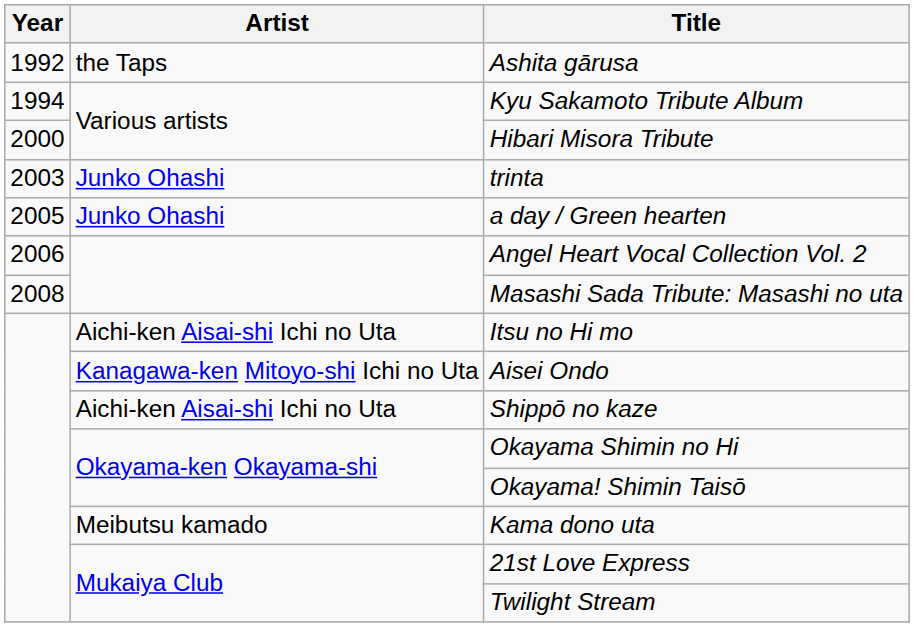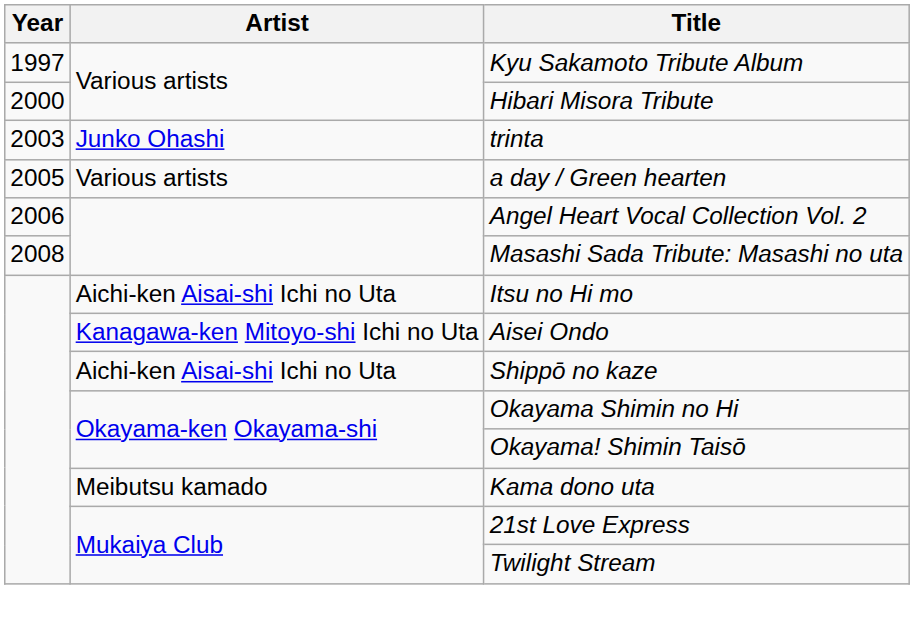- row: (564, 62)
(37, 100) 1994 -> (37, 62) 1997
(150, 216) Junko Ohashi -> (152, 178) Various artists
